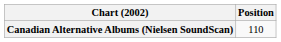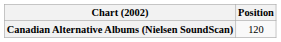(256, 29) 110 -> (256, 29) 120
